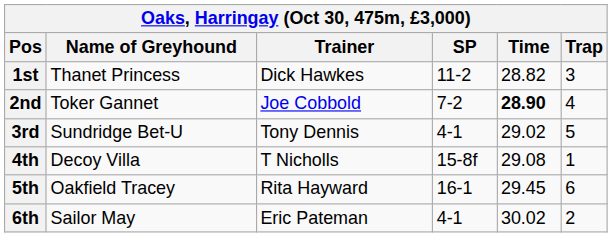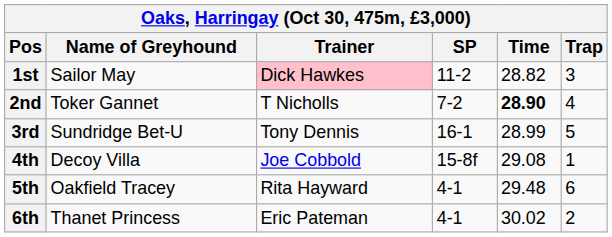(115, 75) Thanet Princess -> (93, 75) Sailor May
(312, 75) no background -> (312, 75) pink background
(311, 103) Joe Cobbold -> (300, 103) T Nicholls
(450, 132) 4-1 -> (455, 132) 16-1
(523, 132) 29.02 -> (523, 132) 28.99
(300, 160) T Nicholls -> (311, 160) Joe Cobbold
(455, 189) 16-1 -> (450, 189) 4-1
(523, 189) 29.45 -> (523, 189) 29.48
(93, 217) Sailor May -> (115, 217) Thanet Princess
